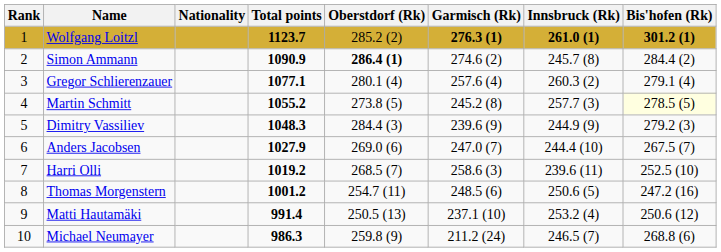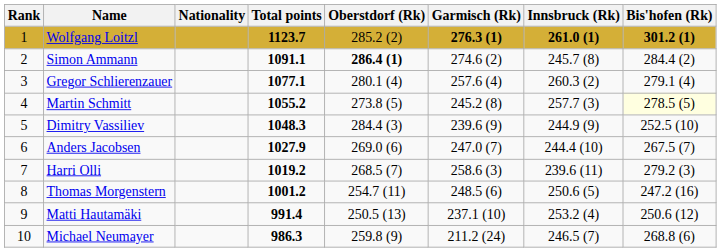(287, 59) 1090.9 -> (287, 59) 1091.1
(669, 125) 279.2 (3) -> (669, 125) 252.5 (10)
(669, 170) 252.5 (10) -> (669, 170) 279.2 (3)
